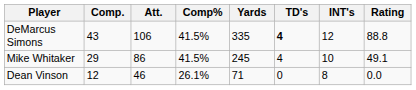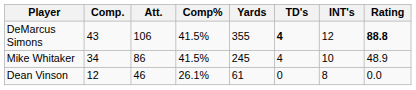(241, 36) 335 -> (241, 36) 355
(377, 36) normal -> (377, 36) bold
(93, 59) 29 -> (93, 59) 34
(377, 59) 49.1 -> (377, 59) 48.9
(238, 76) 71 -> (238, 76) 61
